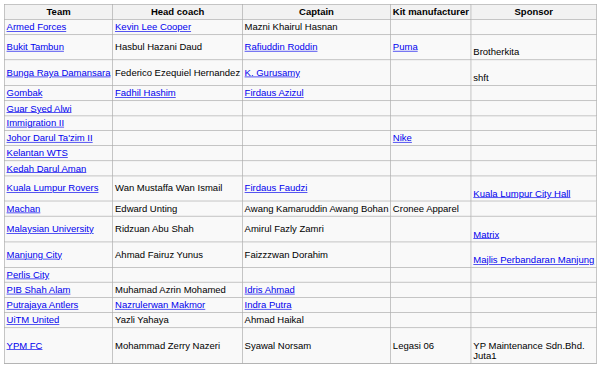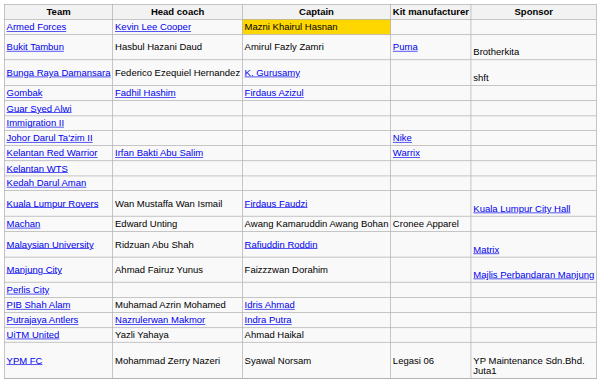(291, 27) no background -> (291, 27) gold background
(281, 48) Rafiuddin Roddin -> (284, 48) Amirul Fazly Zamri
+ row: (52, 153)
(284, 229) Amirul Fazly Zamri -> (281, 244) Rafiuddin Roddin
